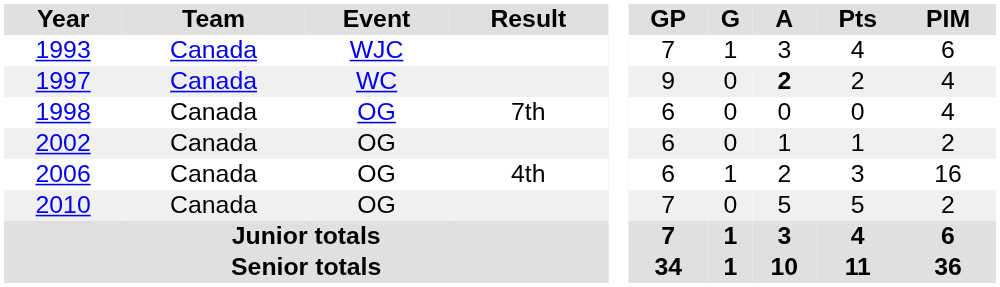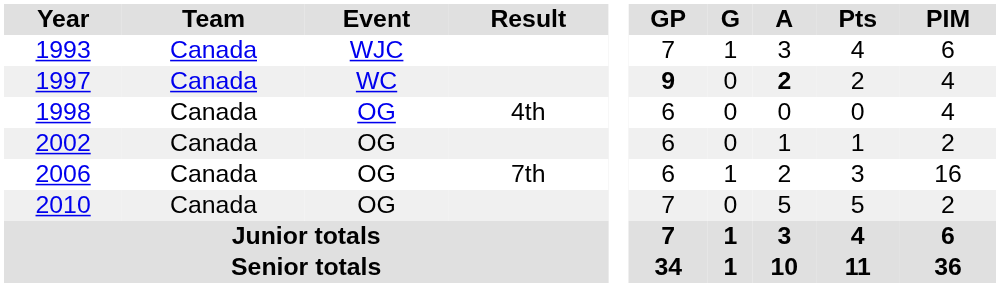(668, 81) normal -> (668, 81) bold
(528, 112) 7th -> (528, 112) 4th
(528, 174) 4th -> (528, 174) 7th
